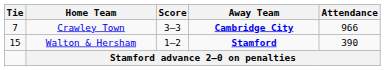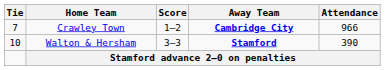(172, 27) 3–3 -> (172, 27) 1–2
(15, 42) 15 -> (15, 42) 10
(172, 42) 1–2 -> (172, 42) 3–3
